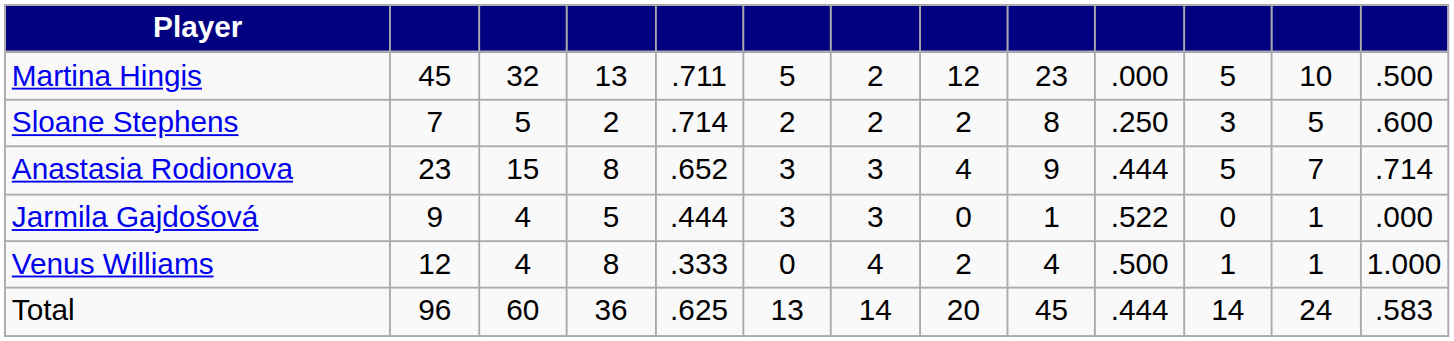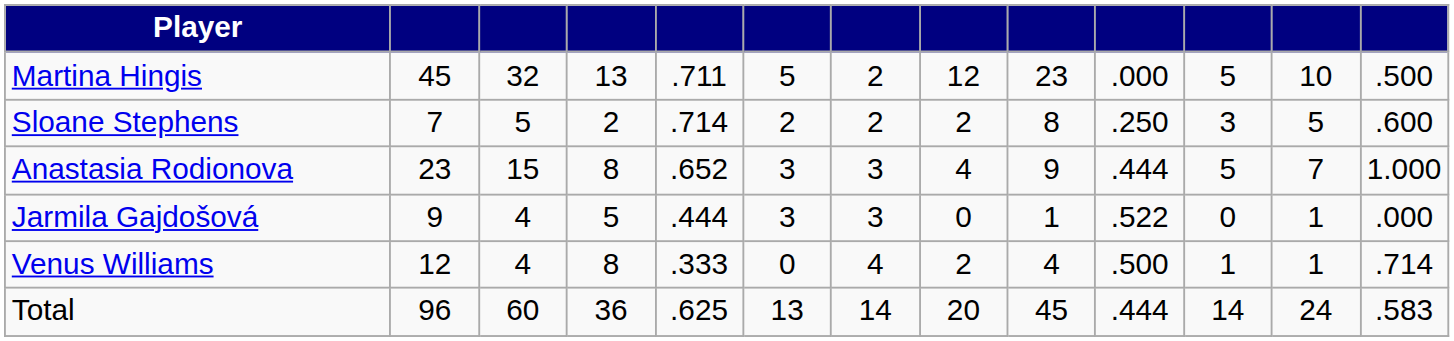(1404, 169) .714 -> (1404, 169) 1.000
(1404, 264) 1.000 -> (1404, 264) .714
